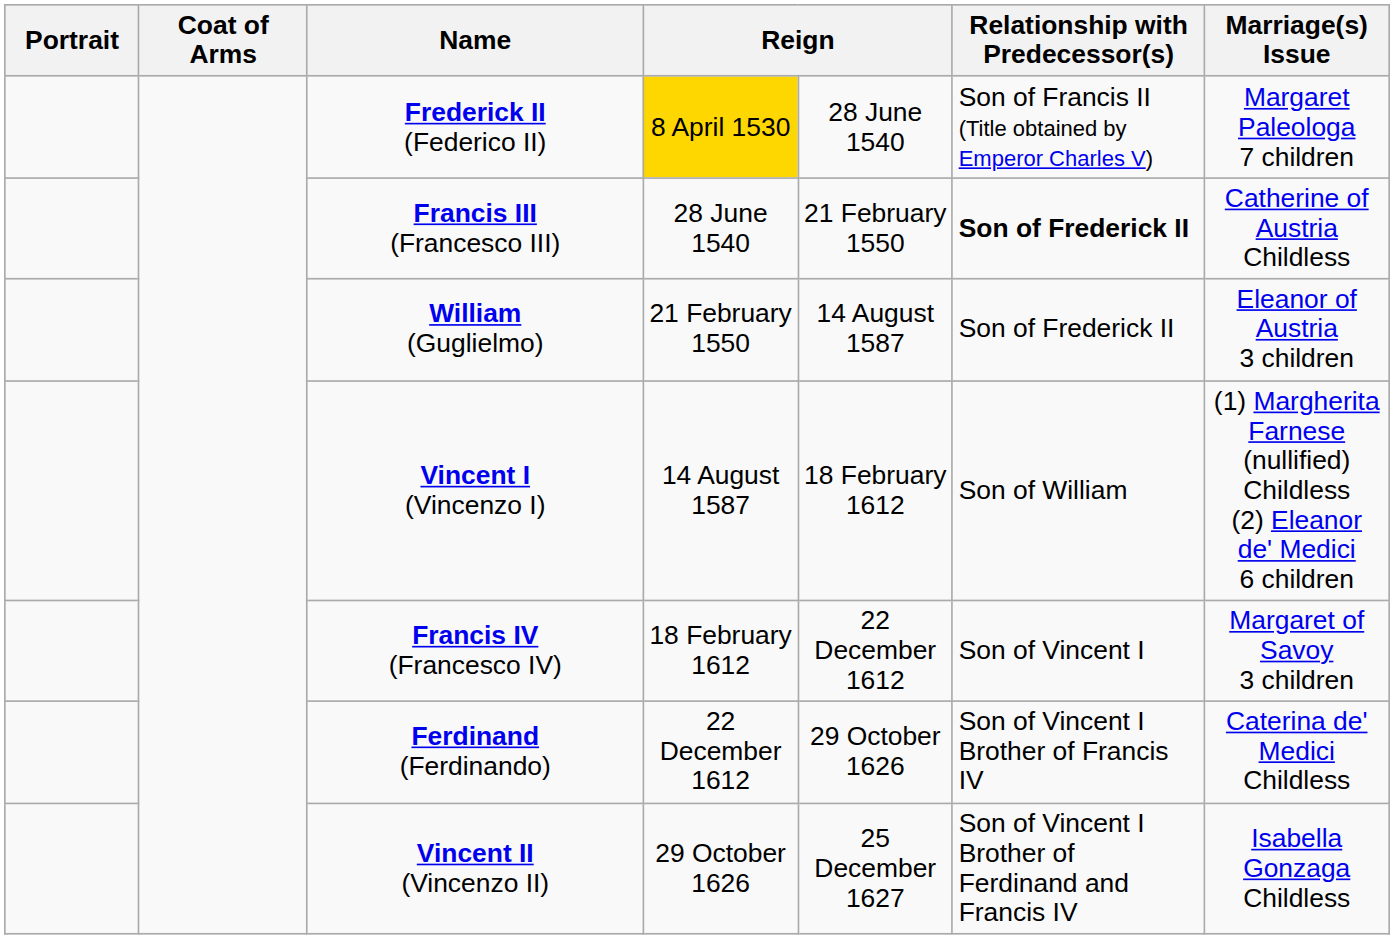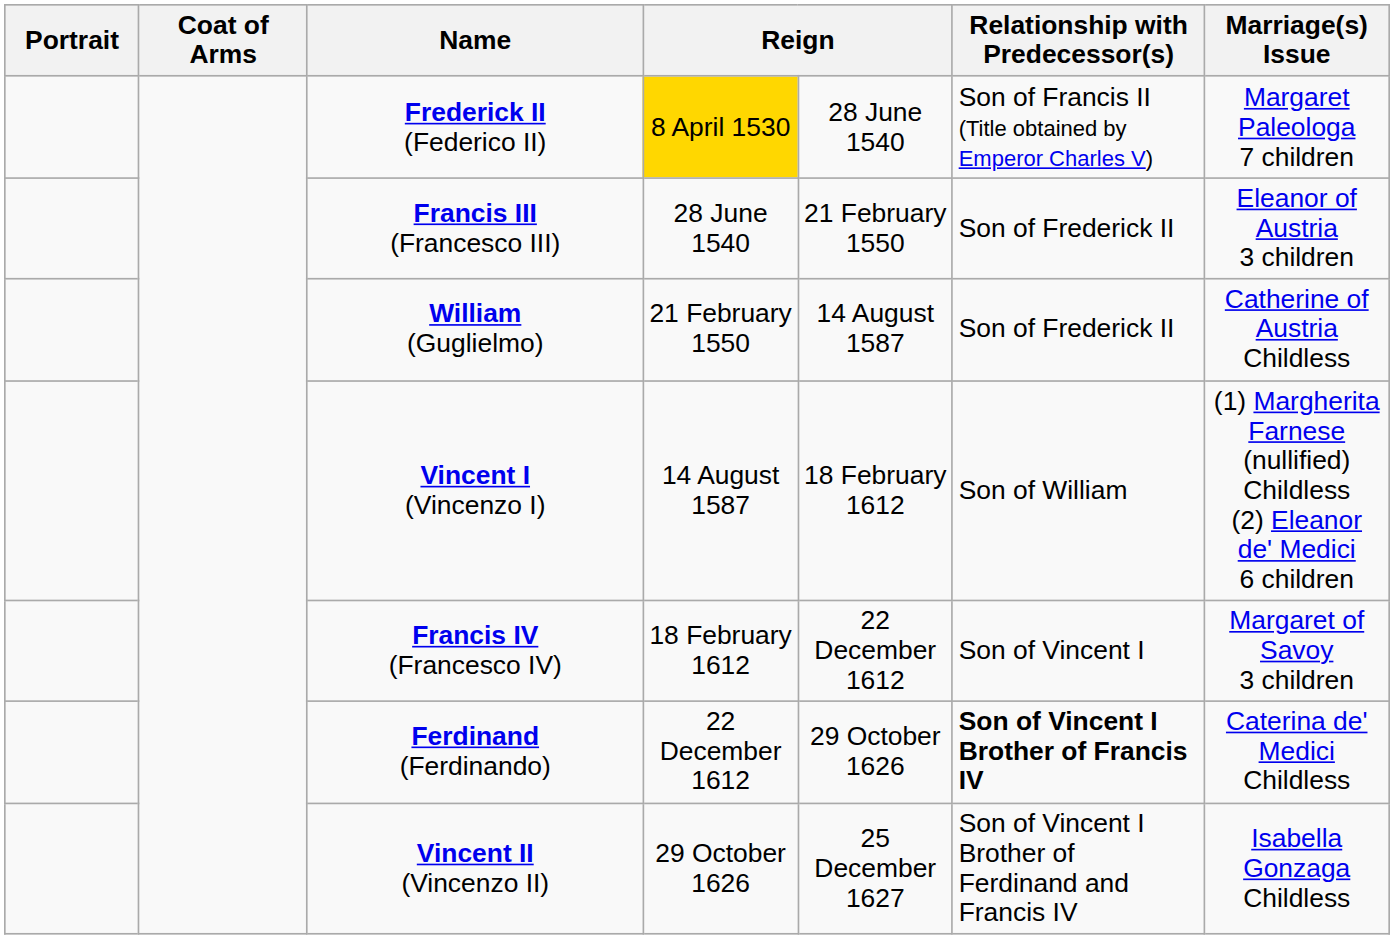(1074, 227) bold -> (1067, 227) normal
(1297, 227) Catherine of Austria Childless -> (1297, 227) Eleanor of Austria 3 children
(1297, 329) Eleanor of Austria 3 children -> (1297, 329) Catherine of Austria Childless
(1064, 751) normal -> (1073, 751) bold
